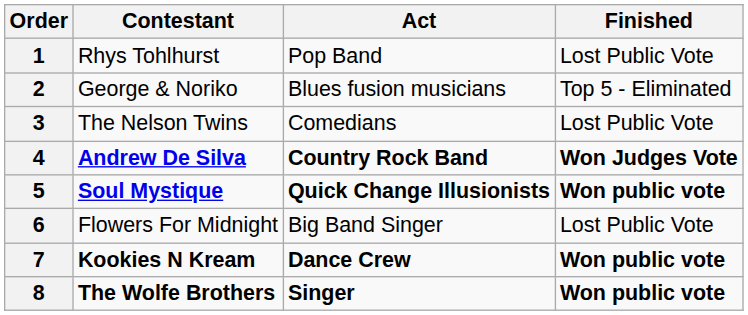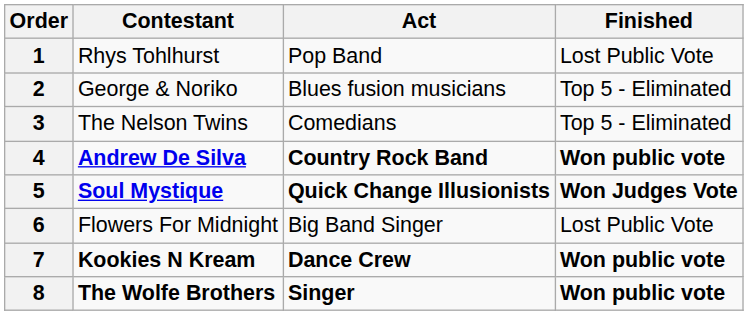(637, 123) Lost Public Vote -> (646, 123) Top 5 - Eliminated
(649, 157) Won Judges Vote -> (642, 157) Won public vote
(642, 191) Won public vote -> (649, 191) Won Judges Vote
